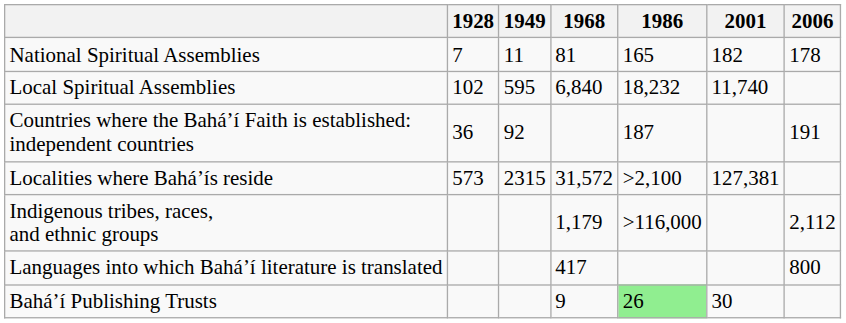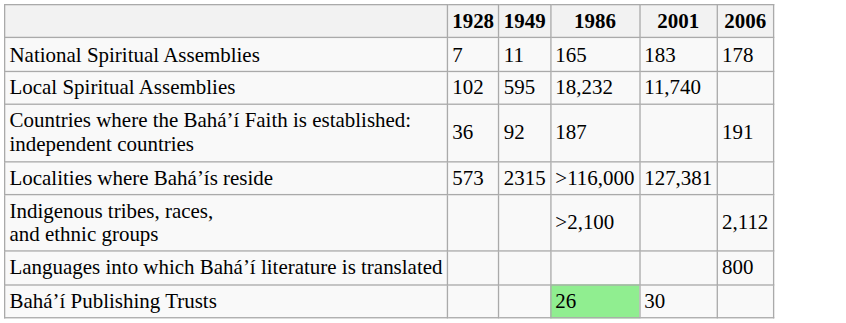- column: (584, 21)
(727, 54) 182 -> (660, 54) 183
(652, 177) >2,100 -> (595, 177) >116,000
(662, 222) >116,000 -> (585, 222) >2,100
